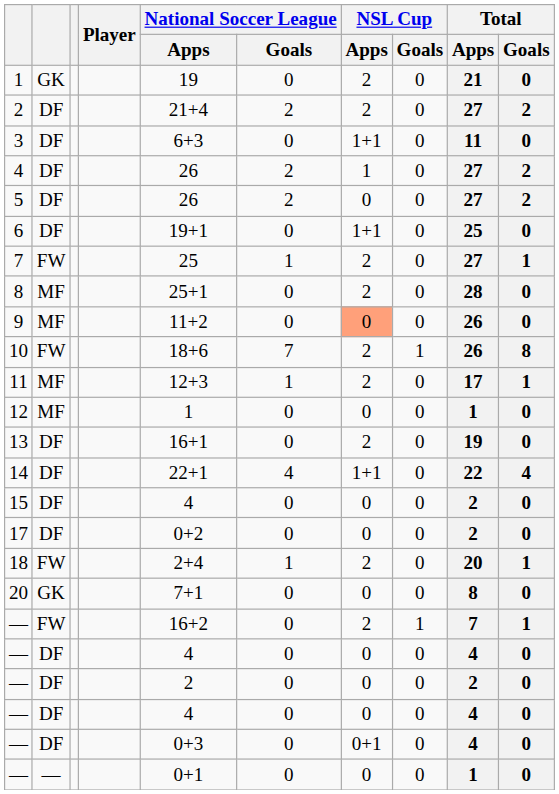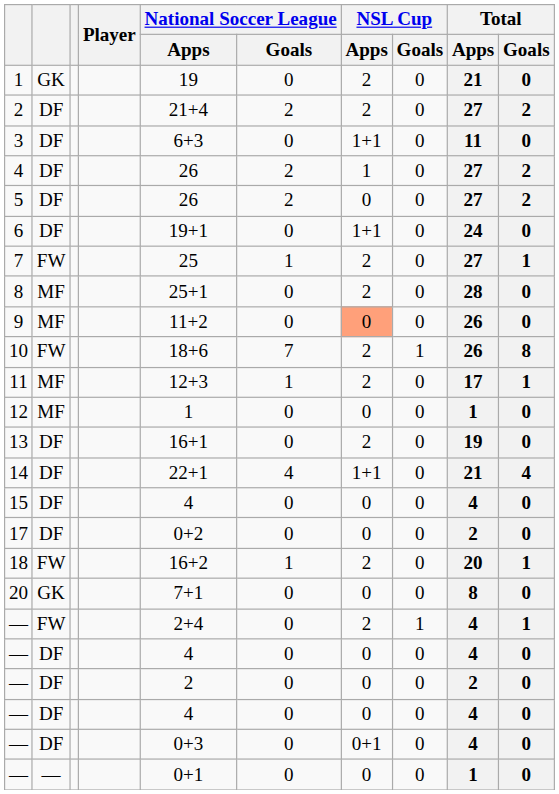(473, 230) 25 -> (473, 230) 24
(473, 472) 22 -> (473, 472) 21
(473, 502) 2 -> (473, 502) 4
(188, 563) 2+4 -> (188, 563) 16+2
(188, 623) 16+2 -> (188, 623) 2+4
(473, 623) 7 -> (473, 623) 4
